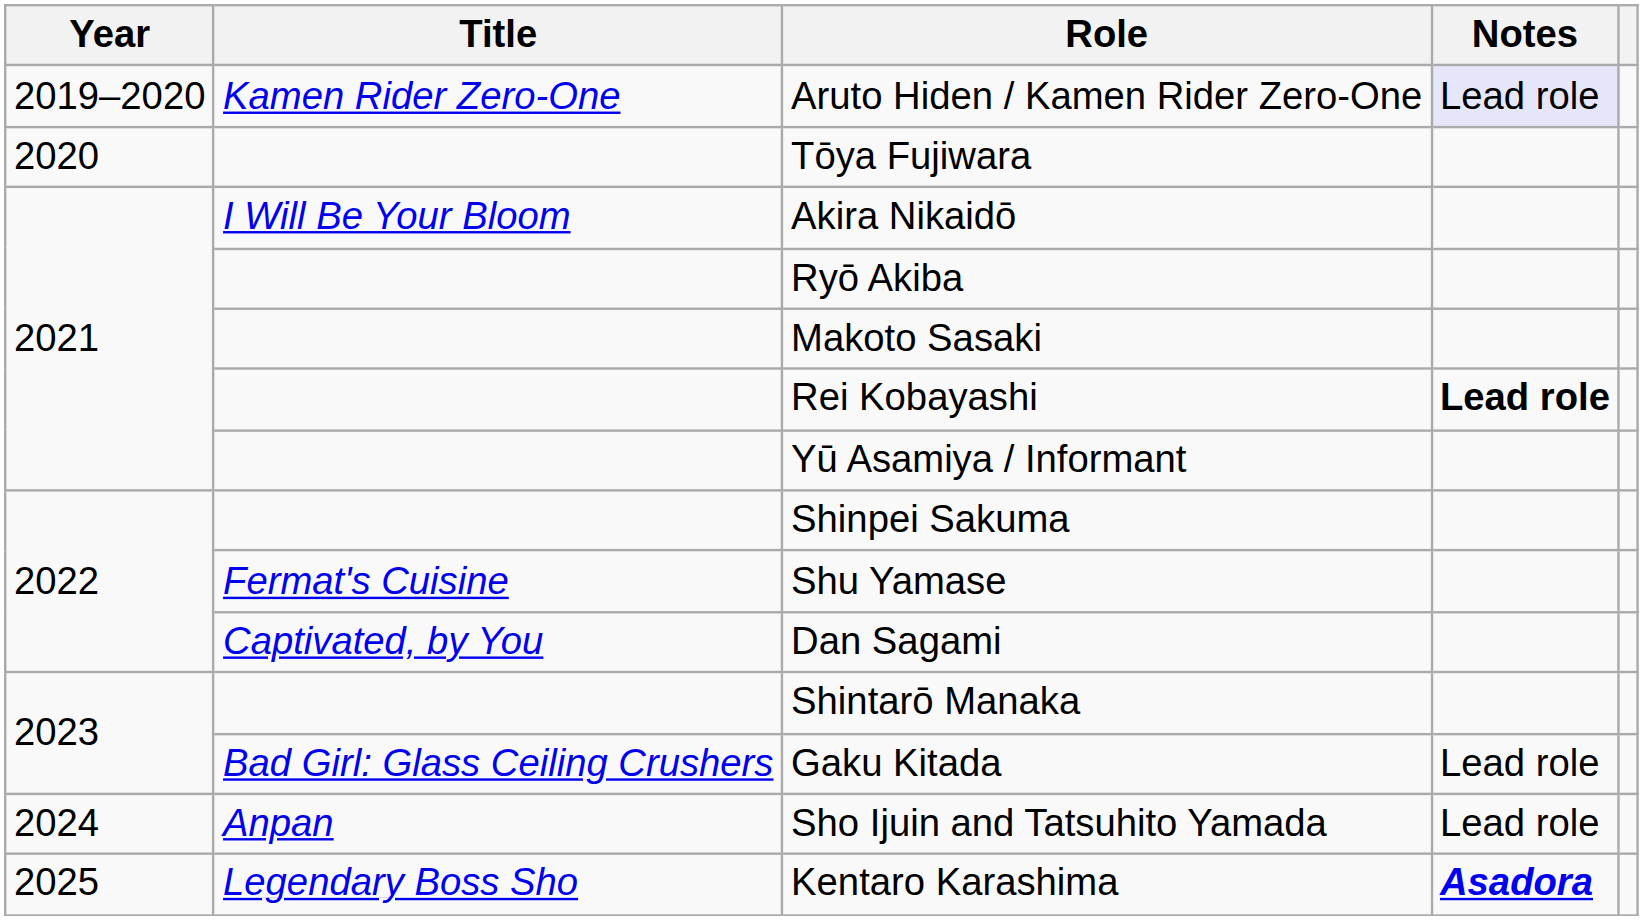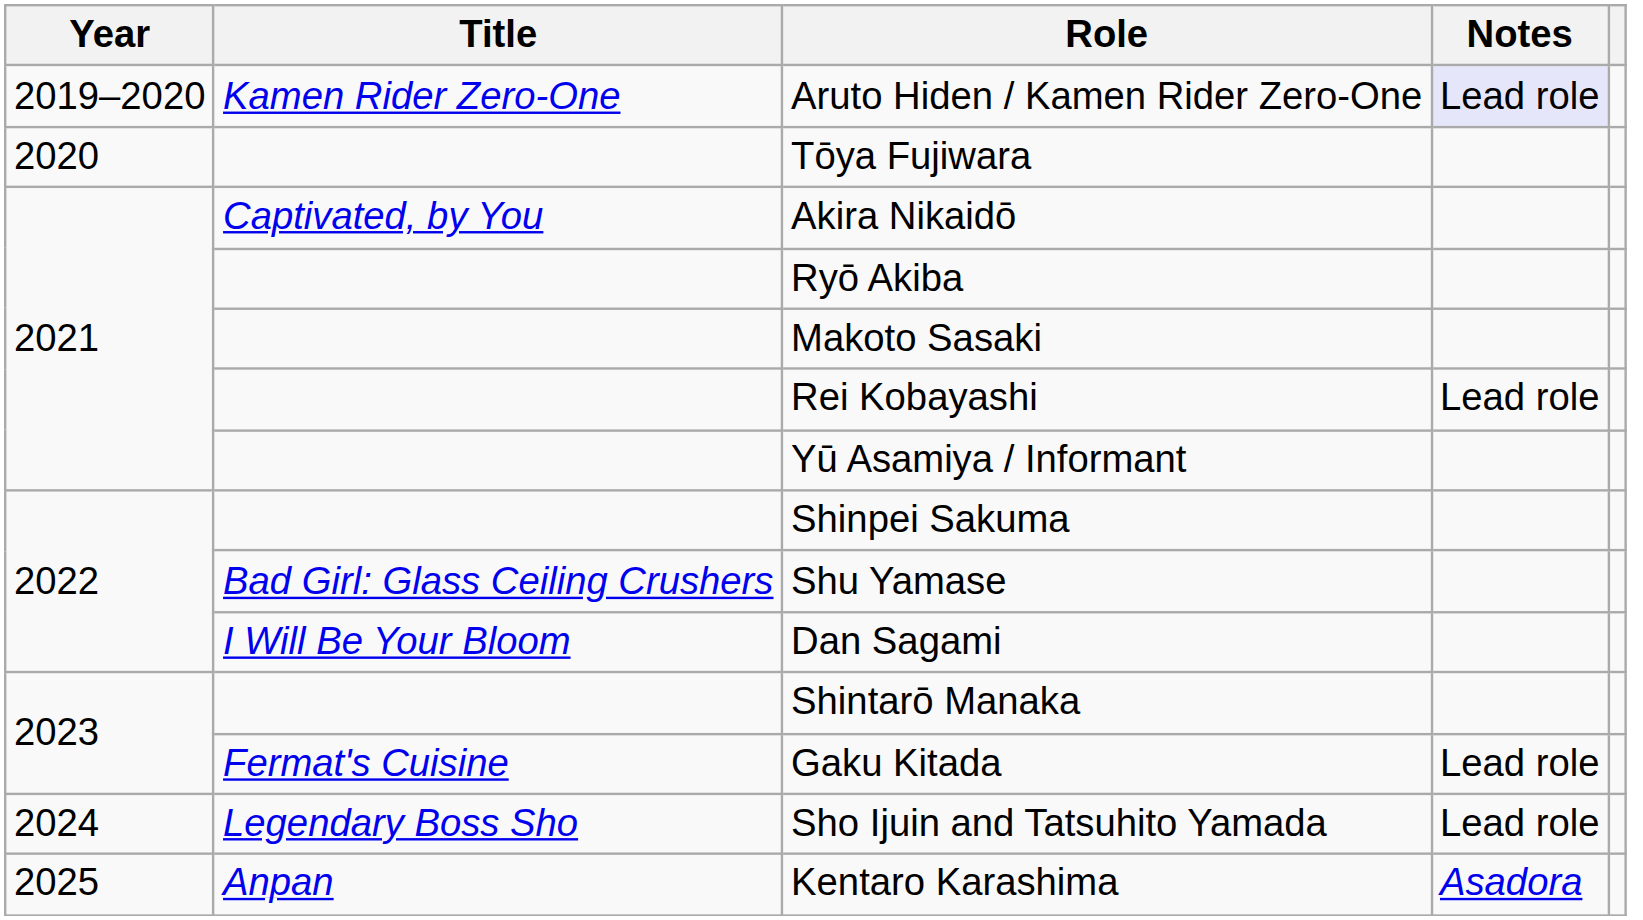(397, 216) I Will Be Your Bloom -> (383, 216) Captivated, by You
(1525, 398) bold -> (1520, 398) normal
(366, 580) Fermat's Cuisine -> (498, 580) Bad Girl: Glass Ceiling Crushers
(383, 641) Captivated, by You -> (397, 641) I Will Be Your Bloom
(498, 762) Bad Girl: Glass Ceiling Crushers -> (366, 762) Fermat's Cuisine
(278, 823) Anpan -> (401, 823) Legendary Boss Sho
(401, 883) Legendary Boss Sho -> (278, 883) Anpan
(1516, 883) bold -> (1511, 883) normal
